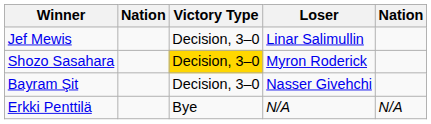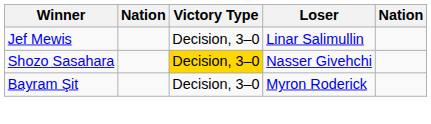(317, 61) Myron Roderick -> (319, 61) Nasser Givehchi
(319, 84) Nasser Givehchi -> (317, 84) Myron Roderick
- row: (50, 107)
